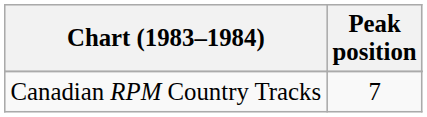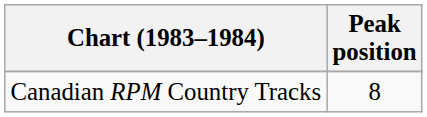(375, 91) 7 -> (375, 91) 8
